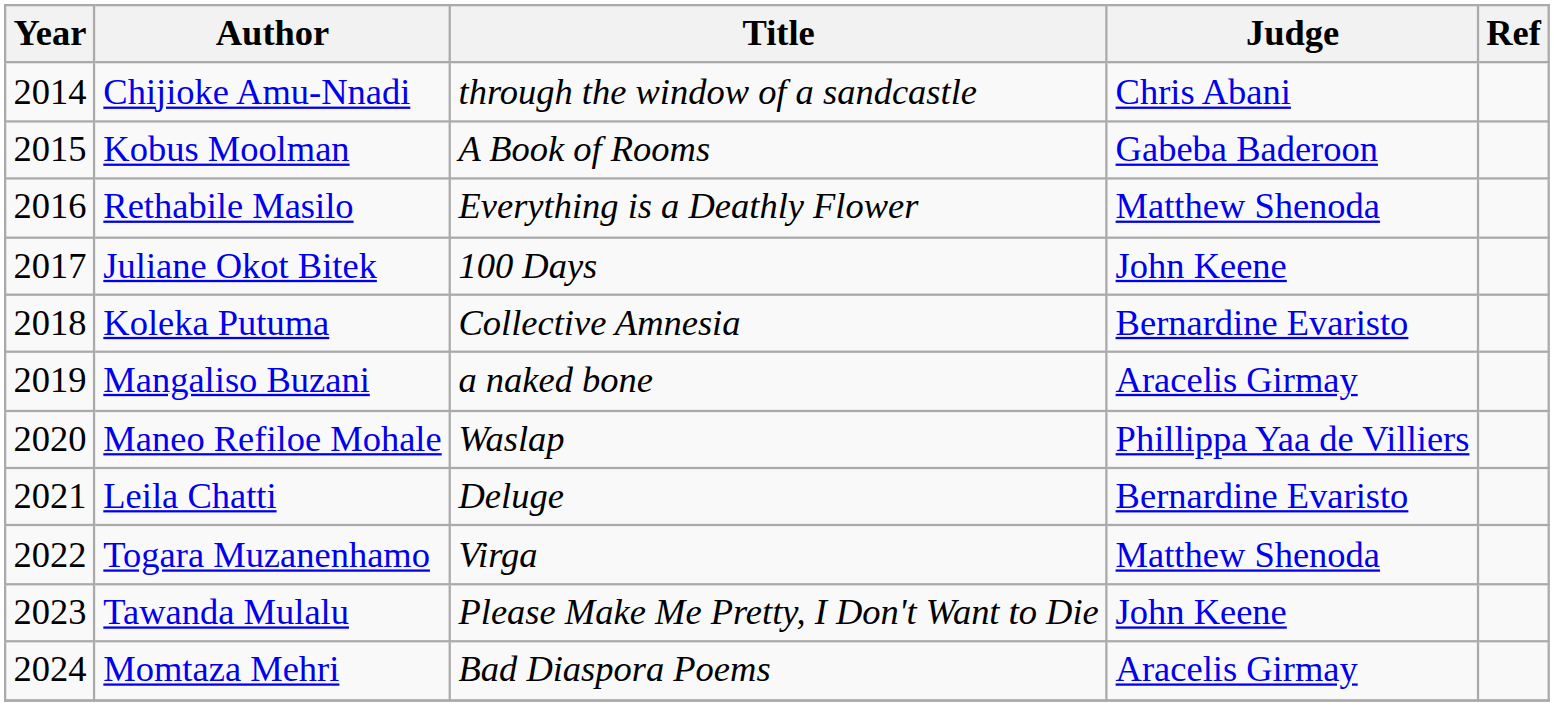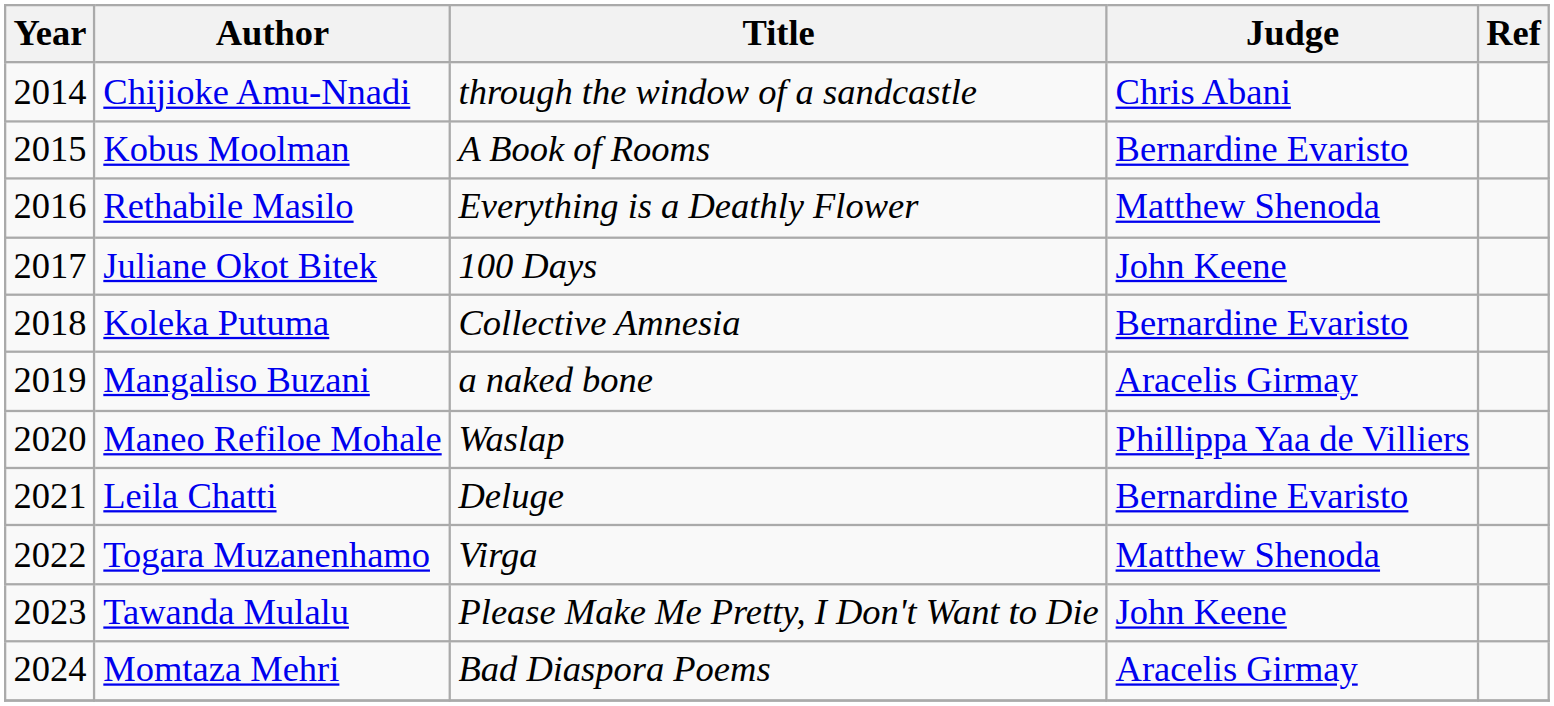(1247, 149) Gabeba Baderoon -> (1262, 149) Bernardine Evaristo
